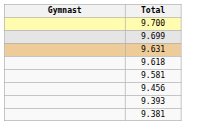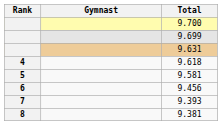+ column: (22, 11)
